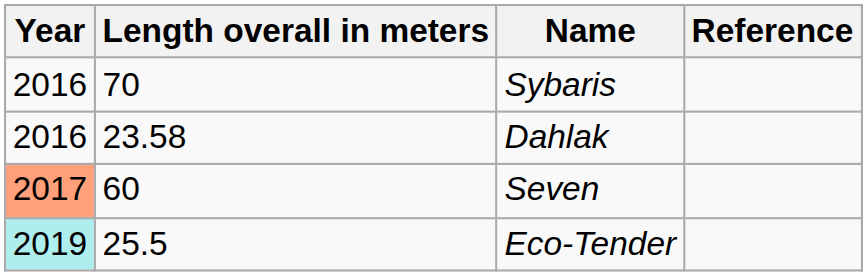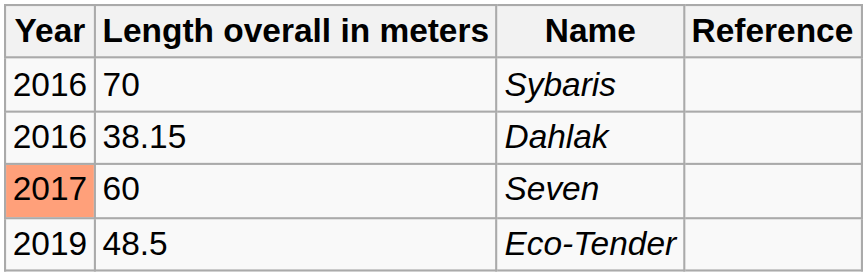(144, 137) 23.58 -> (144, 137) 38.15
(50, 243) paleturquoise background -> (50, 243) no background
(135, 243) 25.5 -> (135, 243) 48.5
